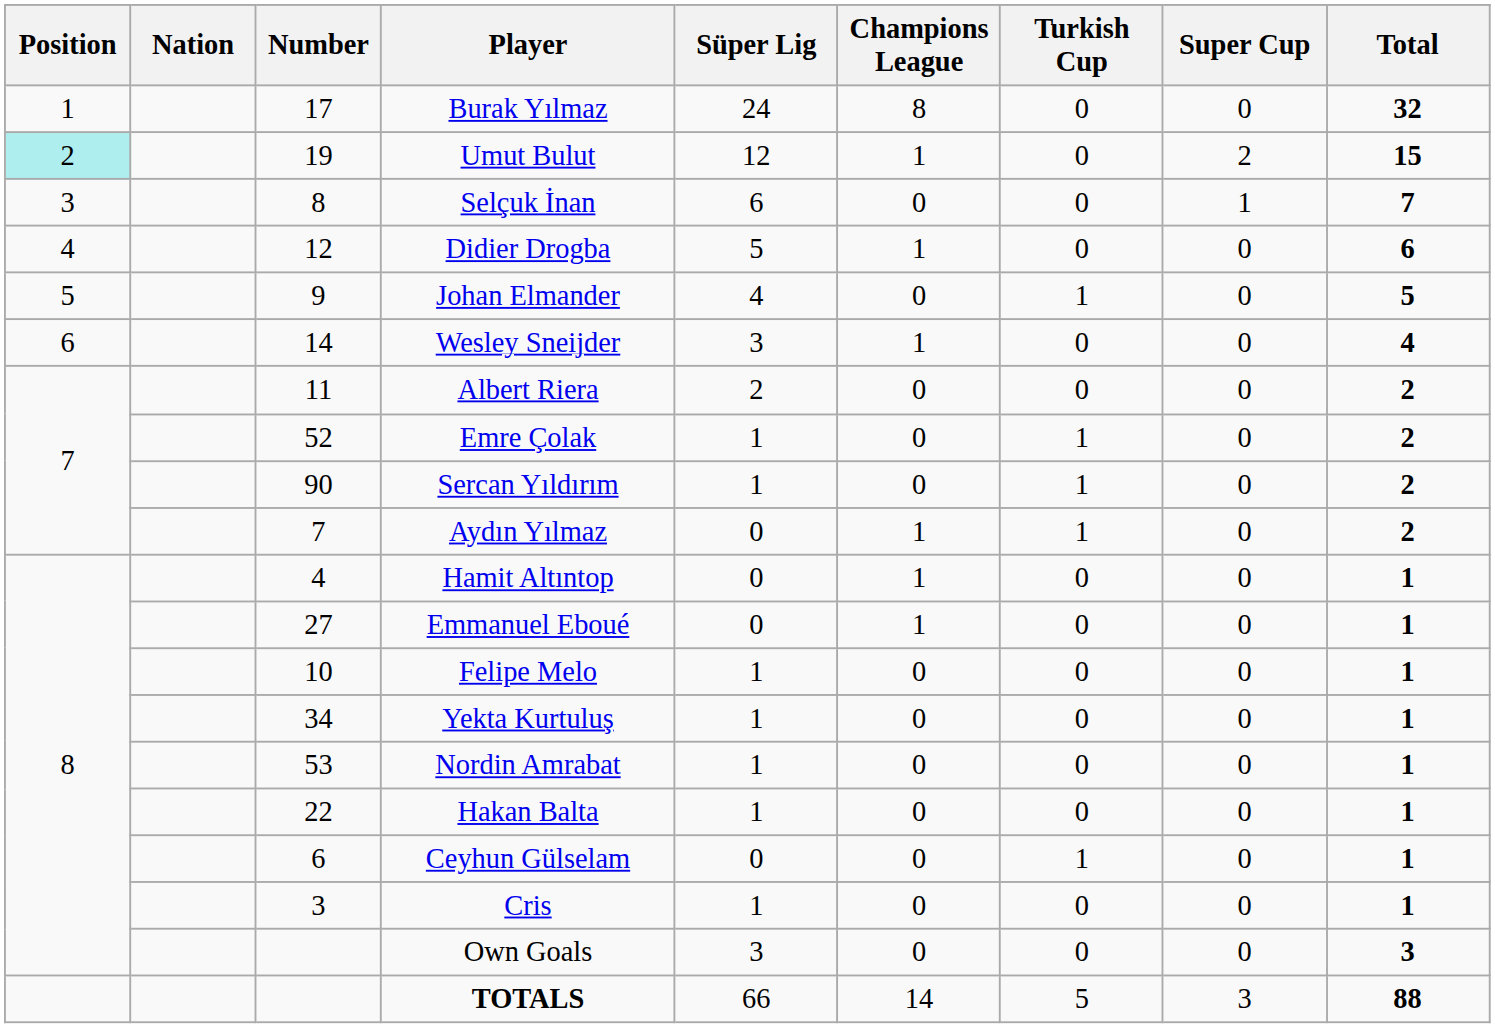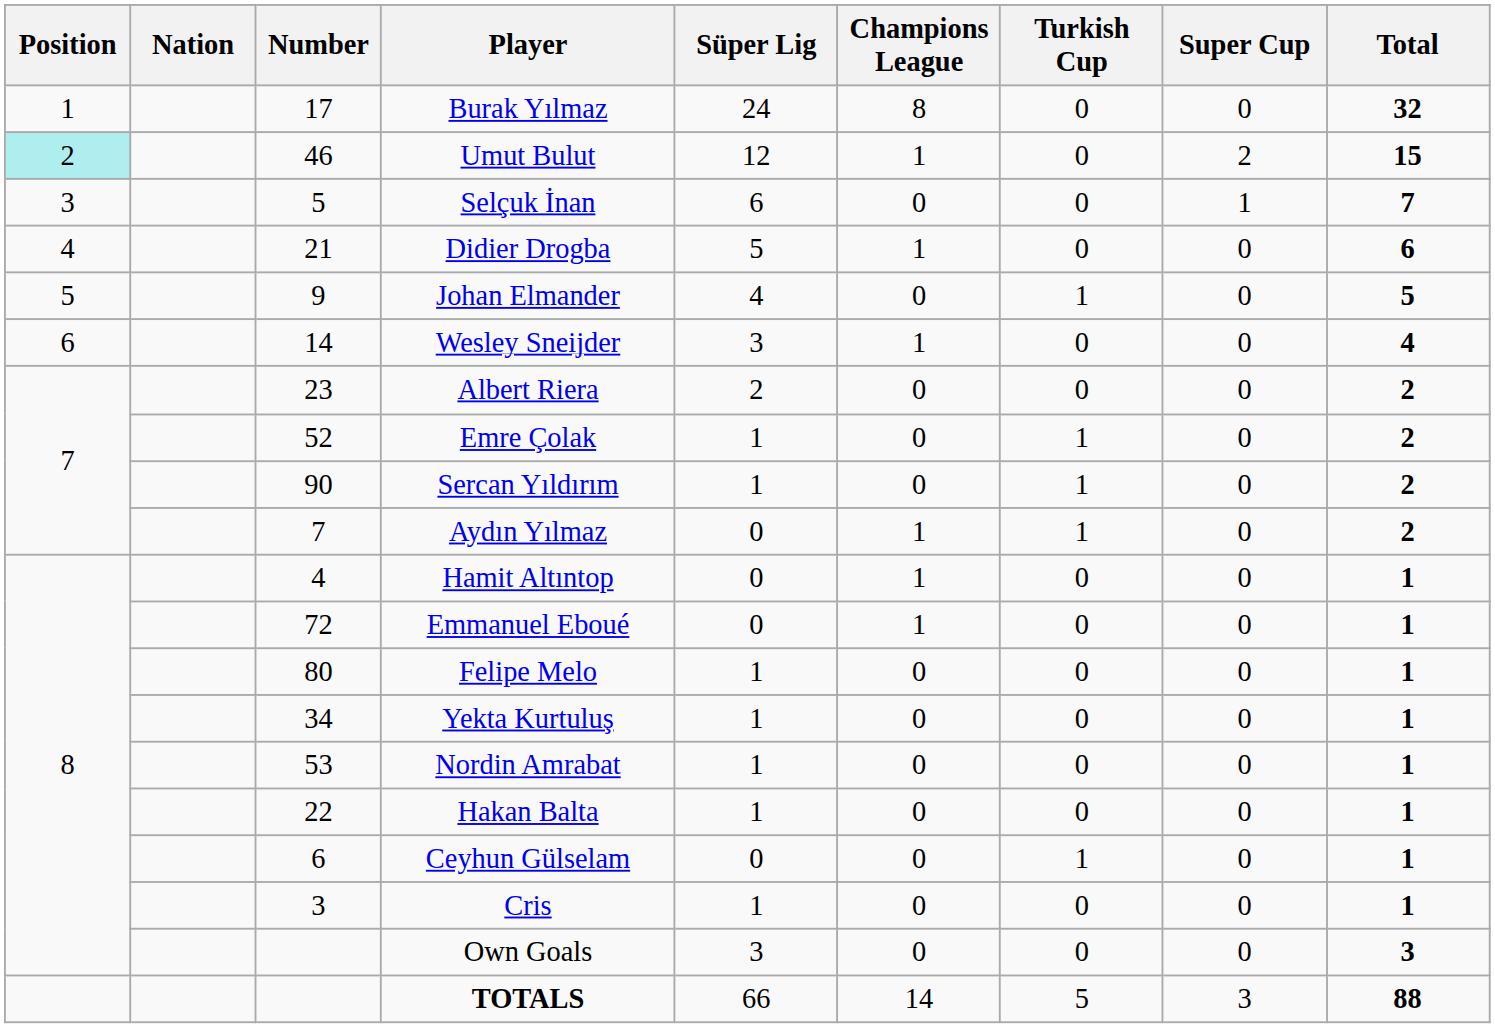(318, 155) 19 -> (318, 155) 46
(318, 202) 8 -> (318, 202) 5
(318, 249) 12 -> (318, 249) 21
(318, 389) 11 -> (318, 389) 23
(318, 624) 27 -> (318, 624) 72
(318, 671) 10 -> (318, 671) 80
